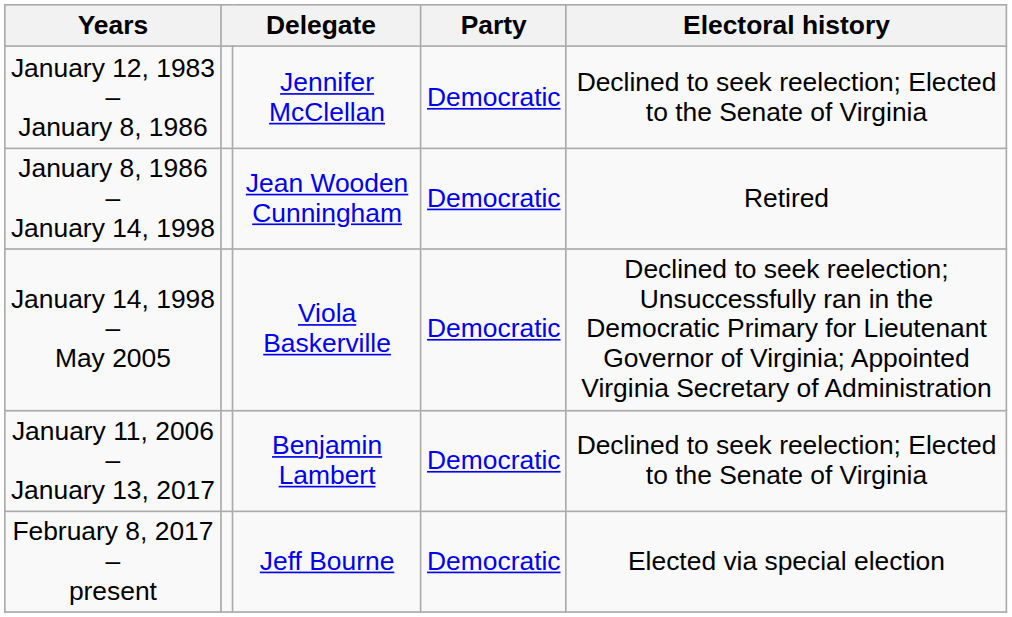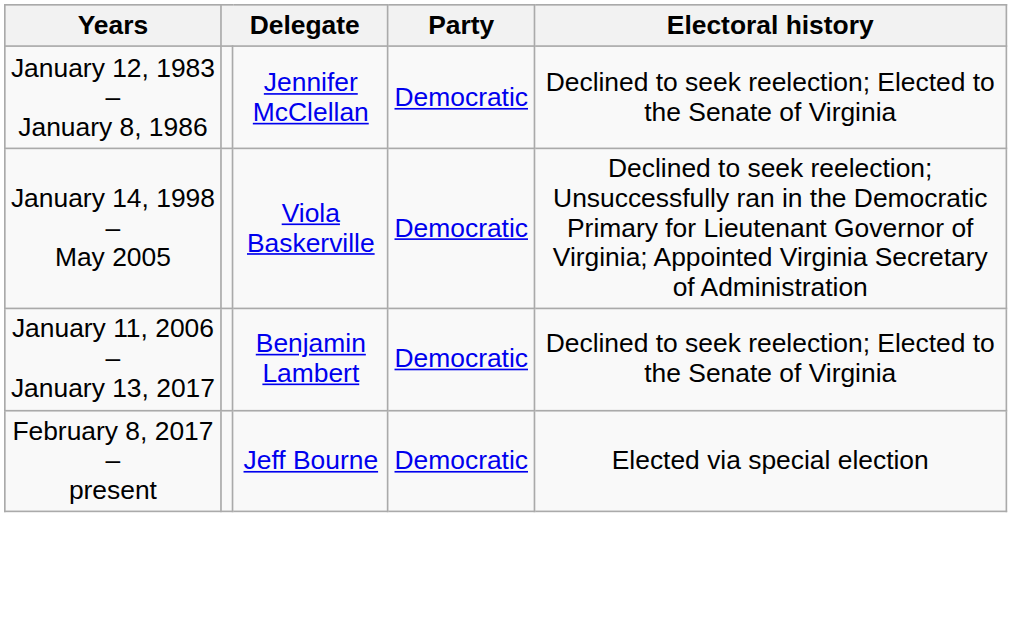- row: (113, 198)
